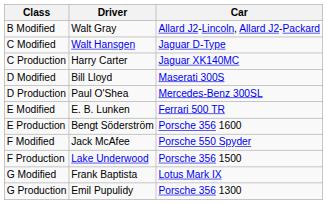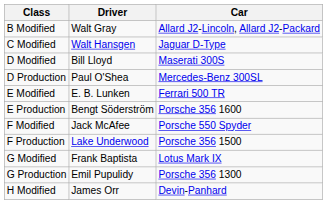- row: (36, 61)
+ row: (31, 191)
